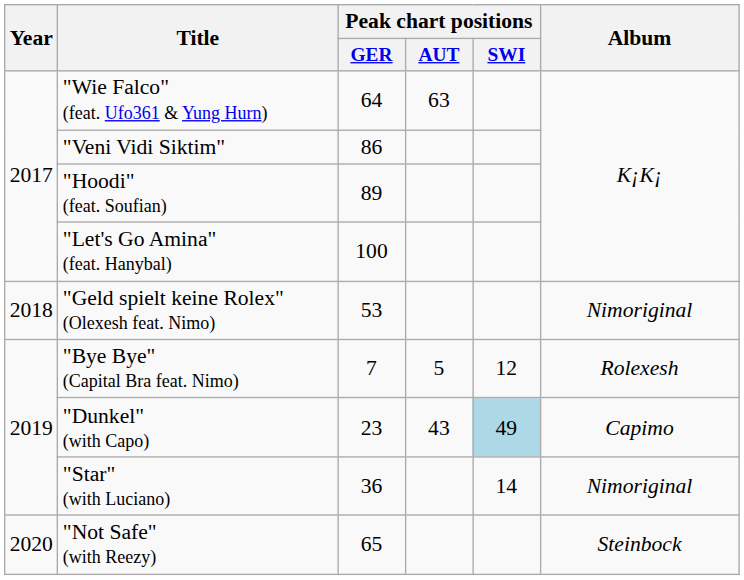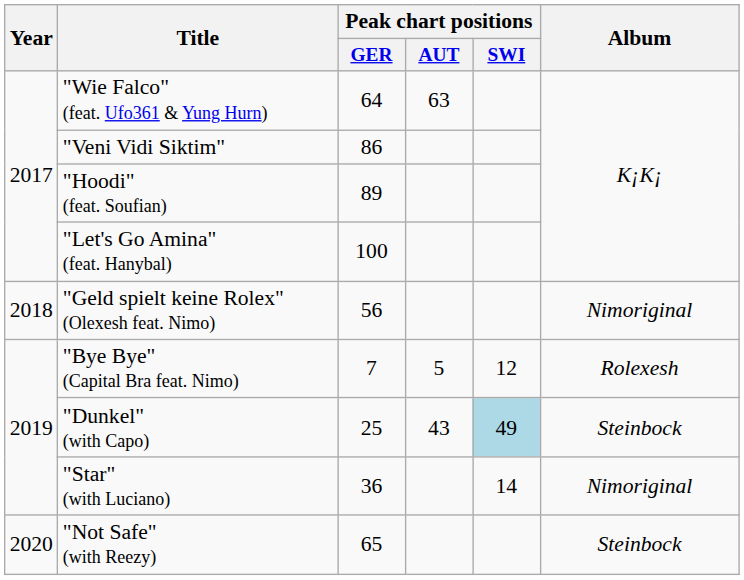(371, 310) 53 -> (371, 310) 56
(371, 427) 23 -> (371, 427) 25
(640, 427) Capimo -> (640, 427) Steinbock
